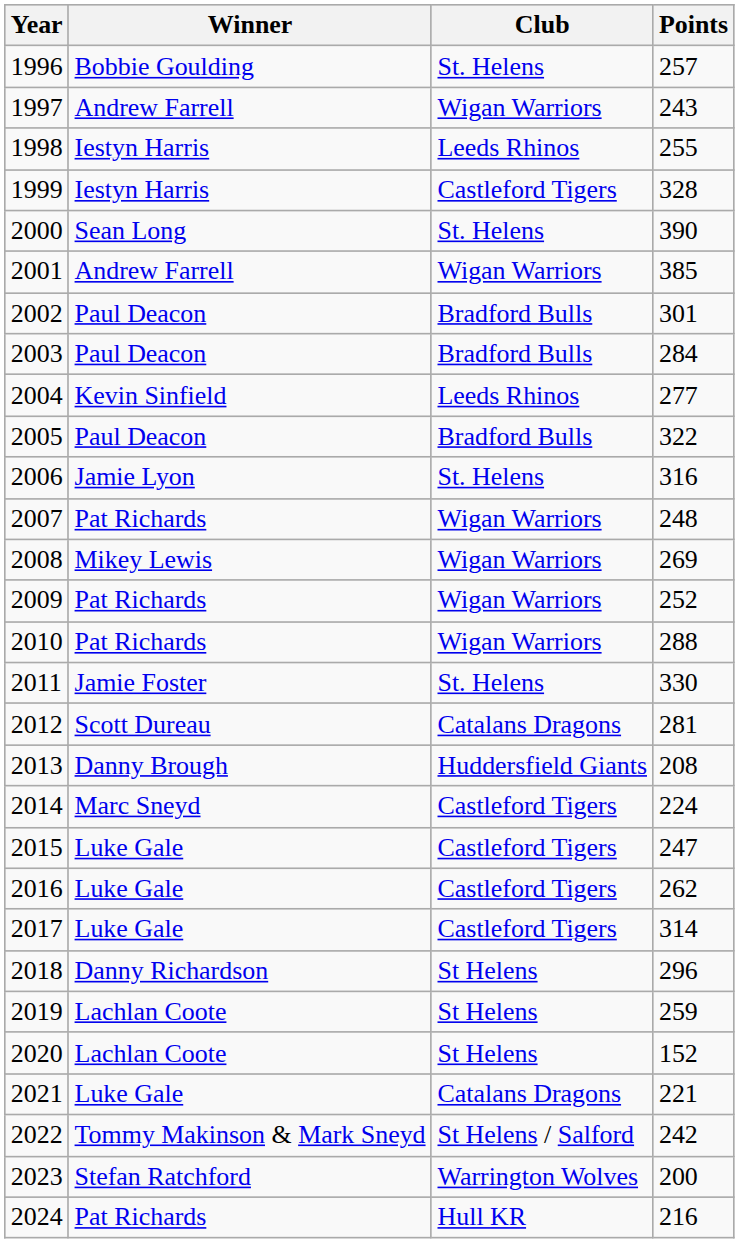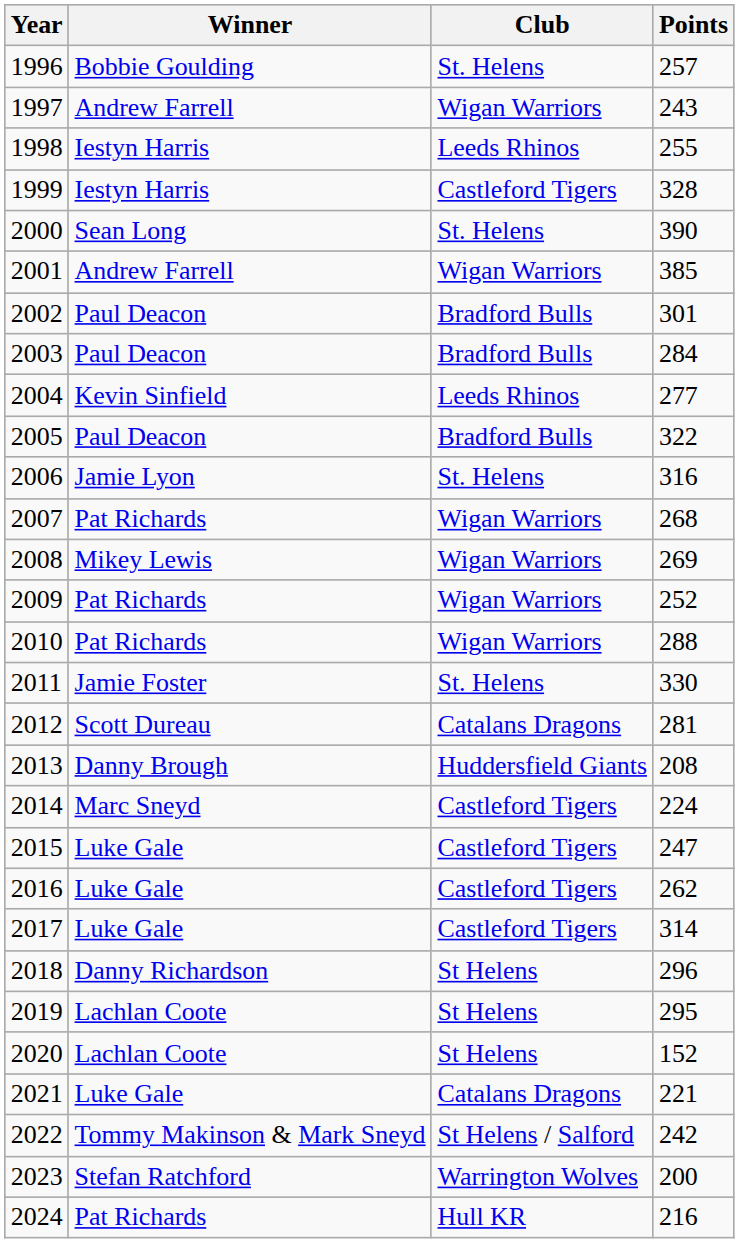(678, 518) 248 -> (678, 518) 268
(678, 1011) 259 -> (678, 1011) 295
